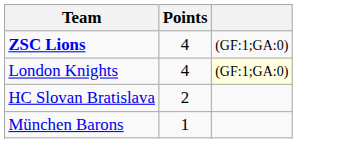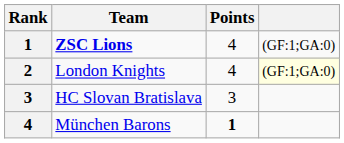+ column: (28, 17)
(185, 97) 2 -> (232, 97) 3
(185, 124) normal -> (232, 124) bold
